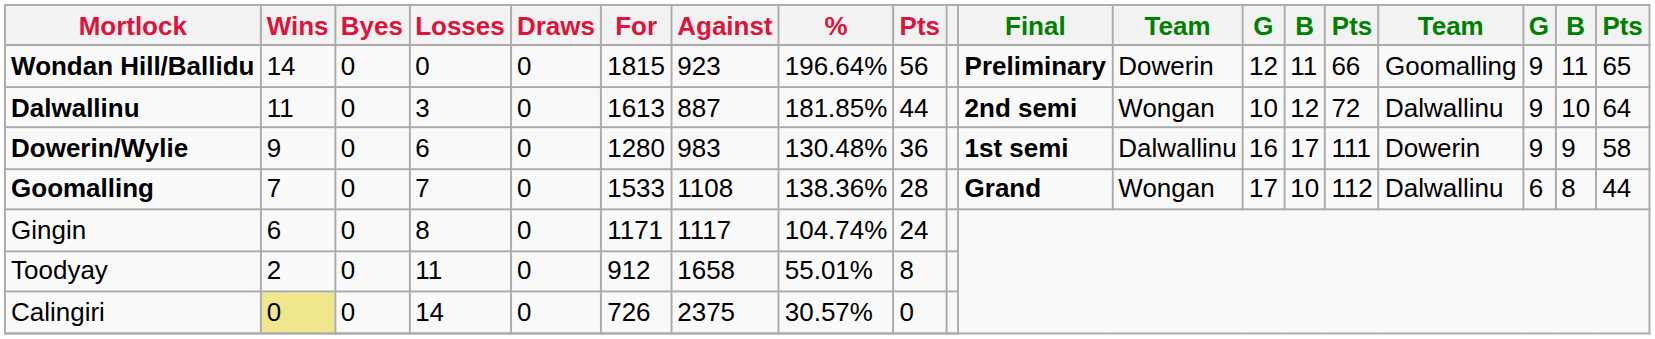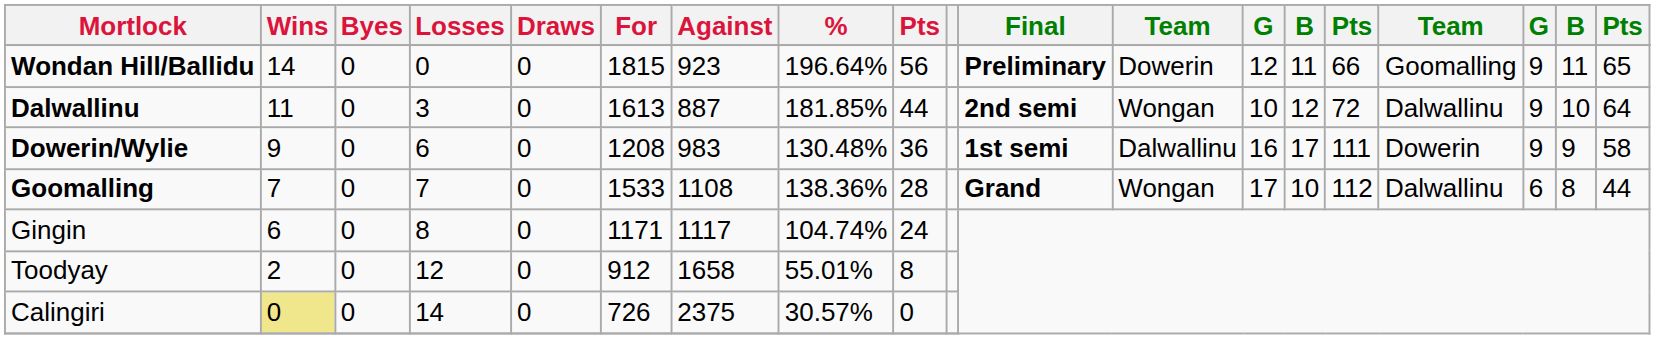(636, 148) 1280 -> (636, 148) 1208
(429, 271) 11 -> (430, 271) 12
